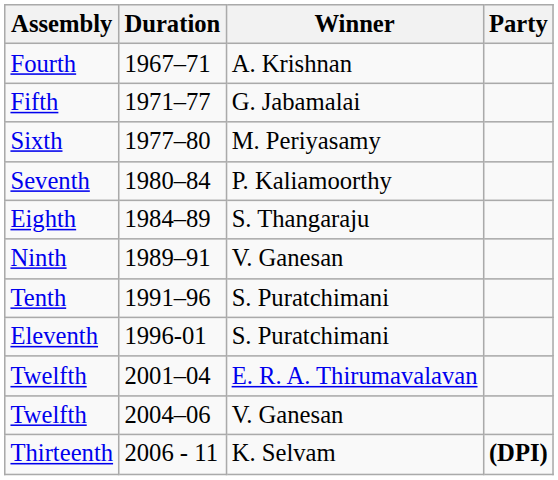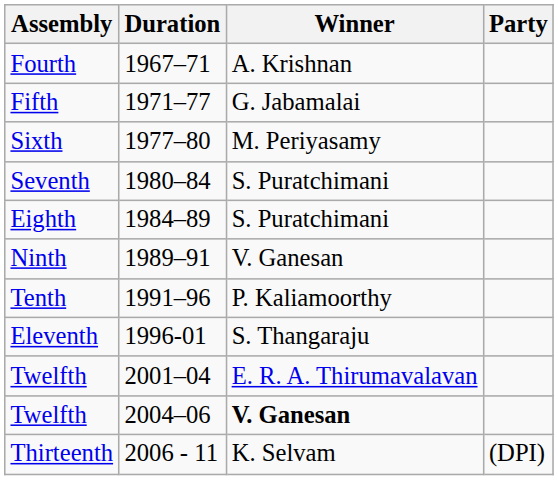(312, 180) P. Kaliamoorthy -> (310, 180) S. Puratchimani
(301, 219) S. Thangaraju -> (310, 219) S. Puratchimani
(310, 297) S. Puratchimani -> (312, 297) P. Kaliamoorthy
(310, 336) S. Puratchimani -> (301, 336) S. Thangaraju
(288, 414) normal -> (291, 414) bold
(518, 453) bold -> (517, 453) normal
